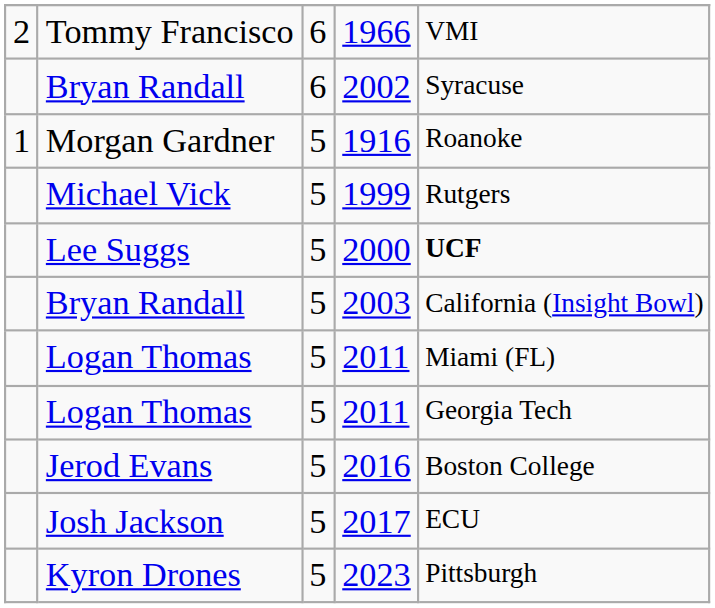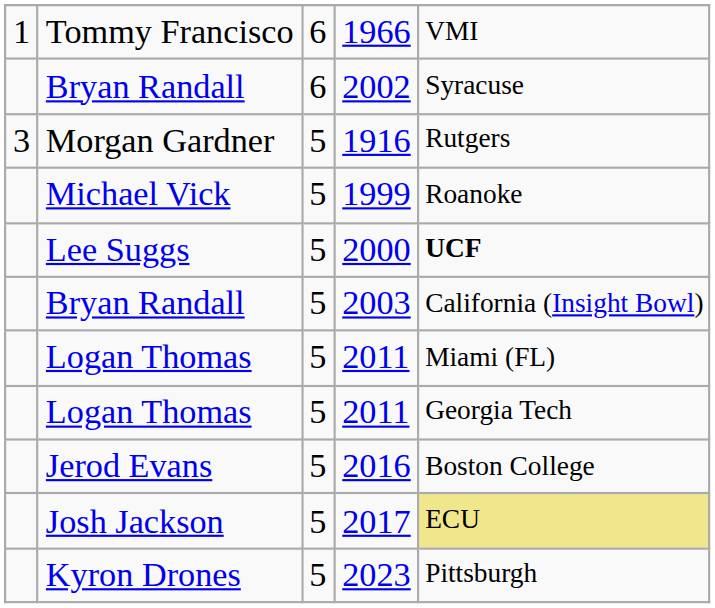(22, 31) 2 -> (22, 31) 1
(22, 140) 1 -> (22, 140) 3
(474, 140) Roanoke -> (468, 140) Rutgers
(468, 194) Rutgers -> (474, 194) Roanoke
(453, 520) no background -> (453, 520) khaki background
